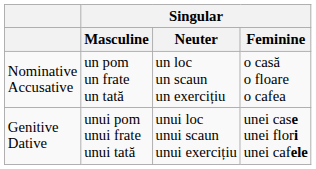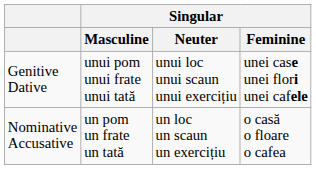rows swapped: (43, 79) <-> (33, 135)
